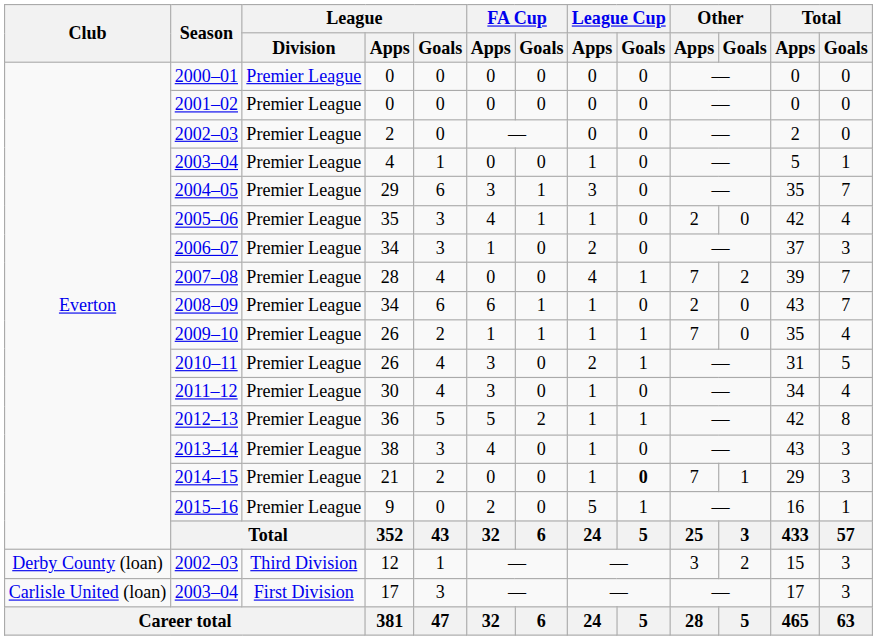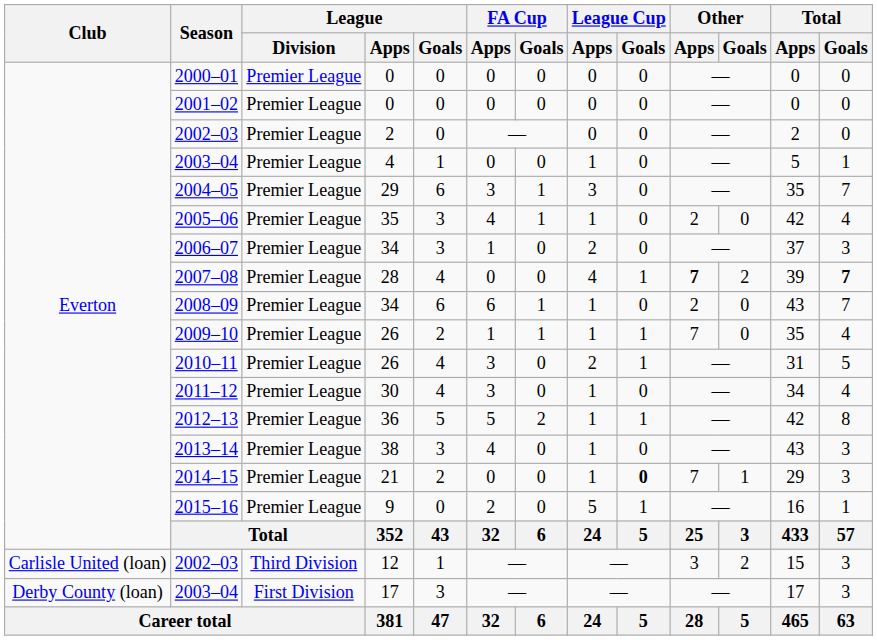(694, 276) normal -> (694, 276) bold
(846, 276) normal -> (846, 276) bold
(88, 563) Derby County (loan) -> (88, 563) Carlisle United (loan)
(88, 592) Carlisle United (loan) -> (88, 592) Derby County (loan)
